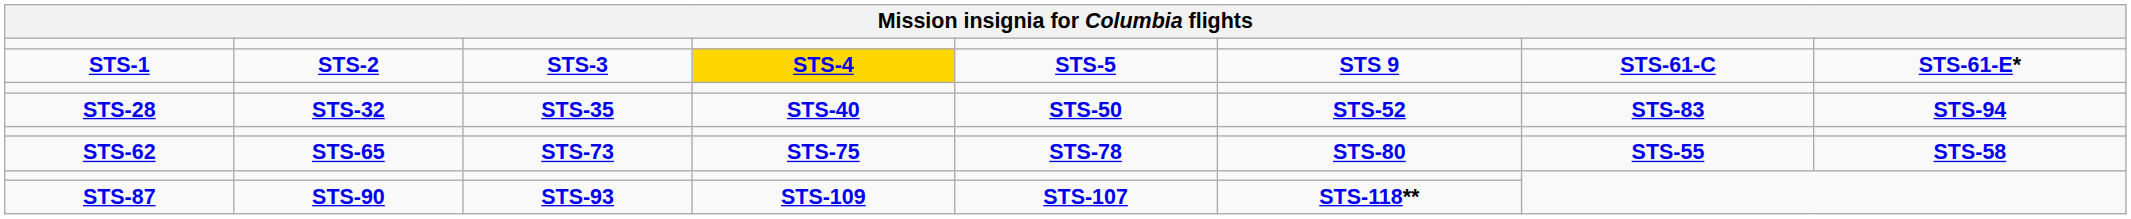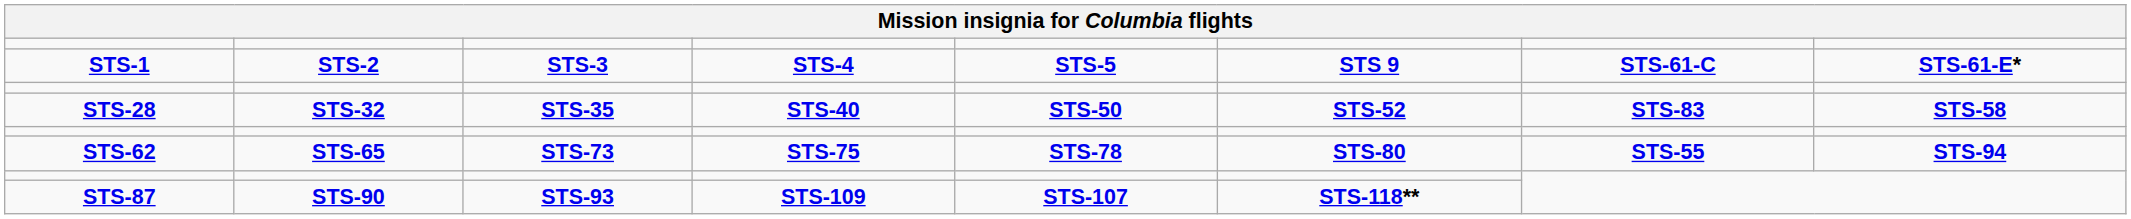(823, 65) gold background -> (823, 65) no background
(1970, 109) STS-94 -> (1970, 109) STS-58
(1970, 153) STS-58 -> (1970, 153) STS-94
